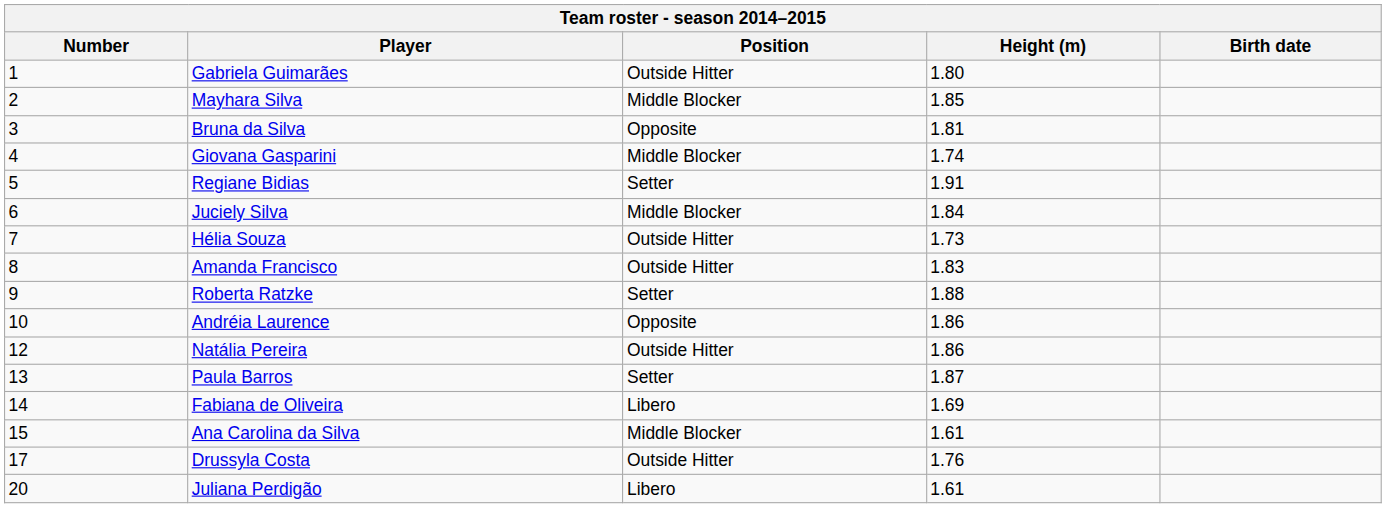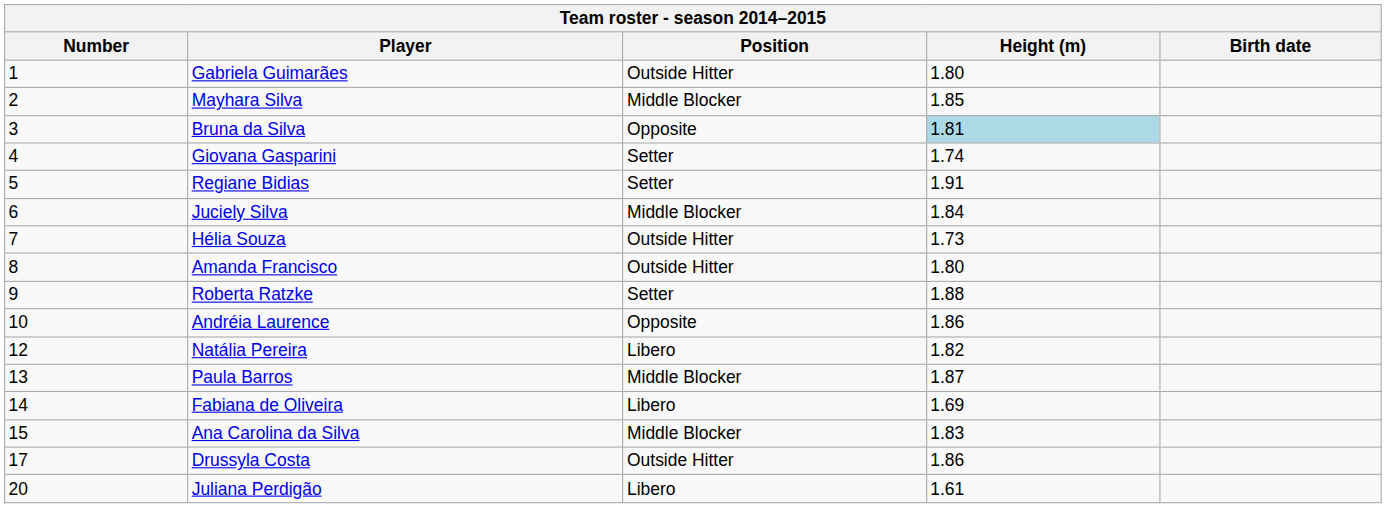(947, 128) no background -> (947, 128) lightblue background
(684, 156) Middle Blocker -> (650, 156) Setter
(947, 267) 1.83 -> (947, 267) 1.80
(680, 350) Outside Hitter -> (651, 350) Libero
(947, 350) 1.86 -> (947, 350) 1.82
(650, 377) Setter -> (684, 377) Middle Blocker
(947, 433) 1.61 -> (947, 433) 1.83
(947, 460) 1.76 -> (947, 460) 1.86
